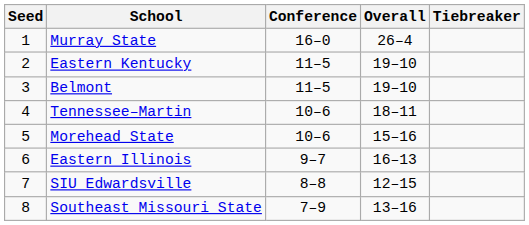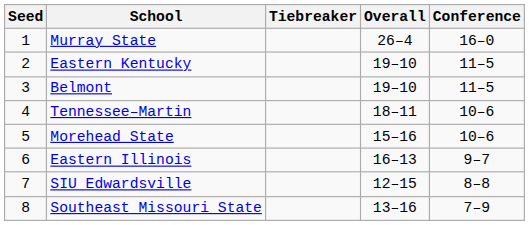columns swapped: (313, 17) <-> (477, 17)
